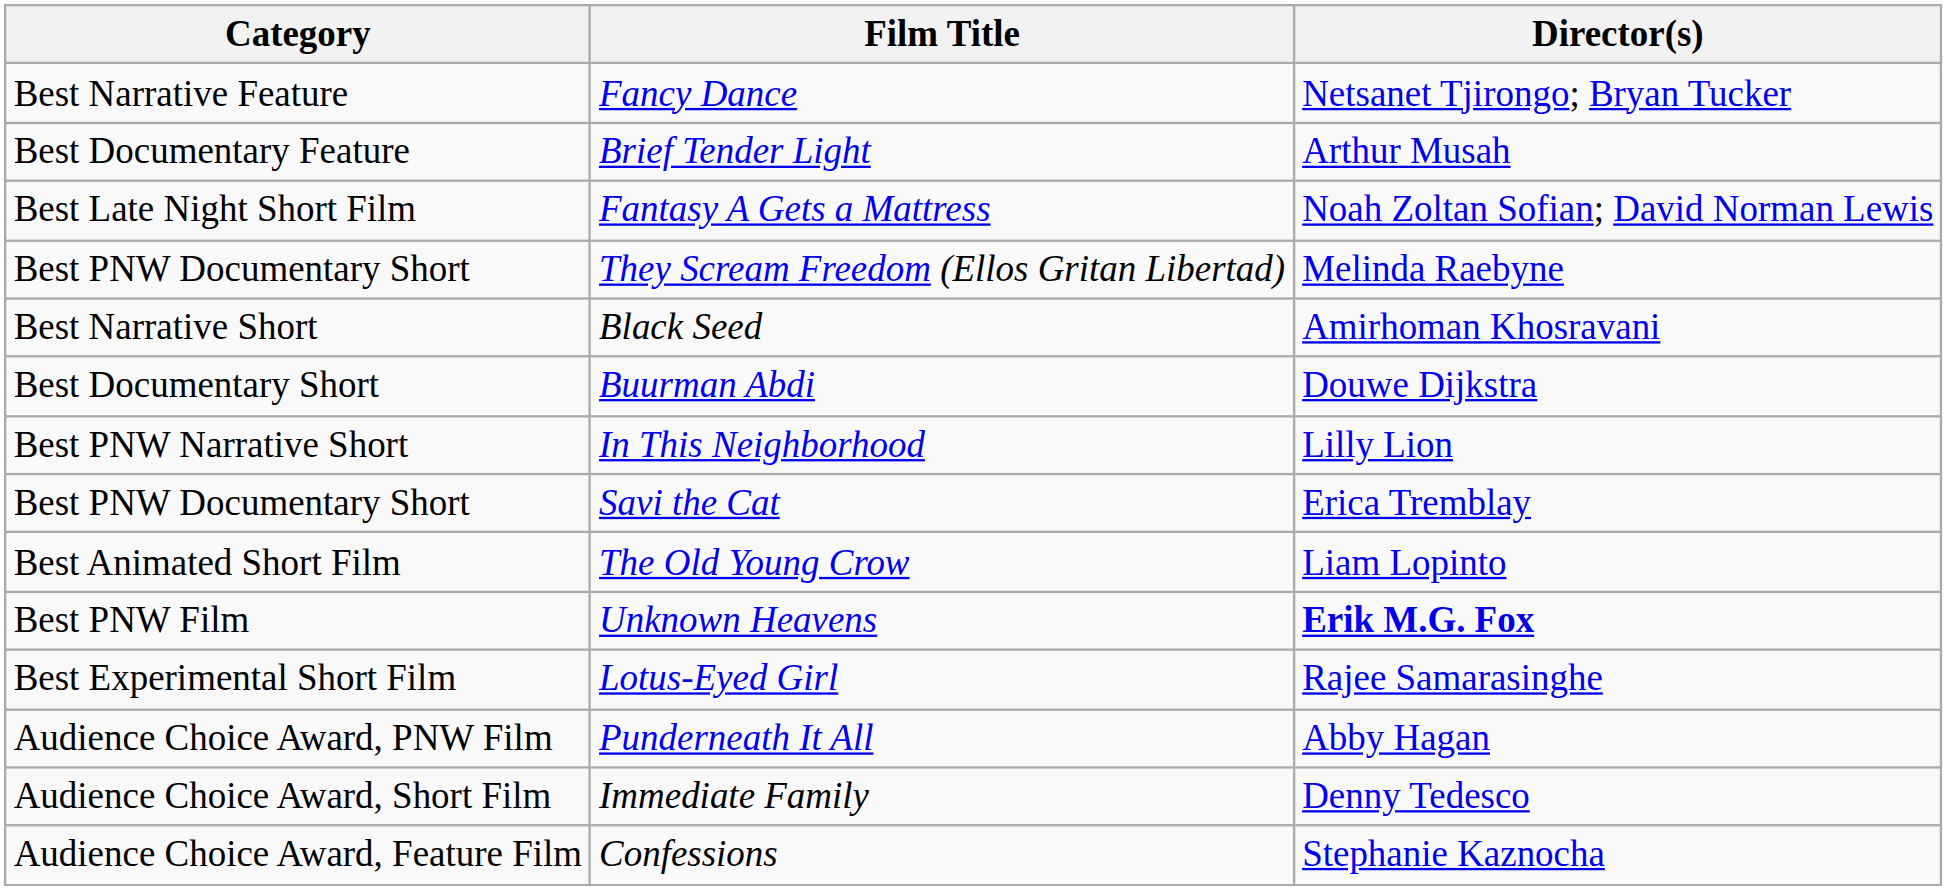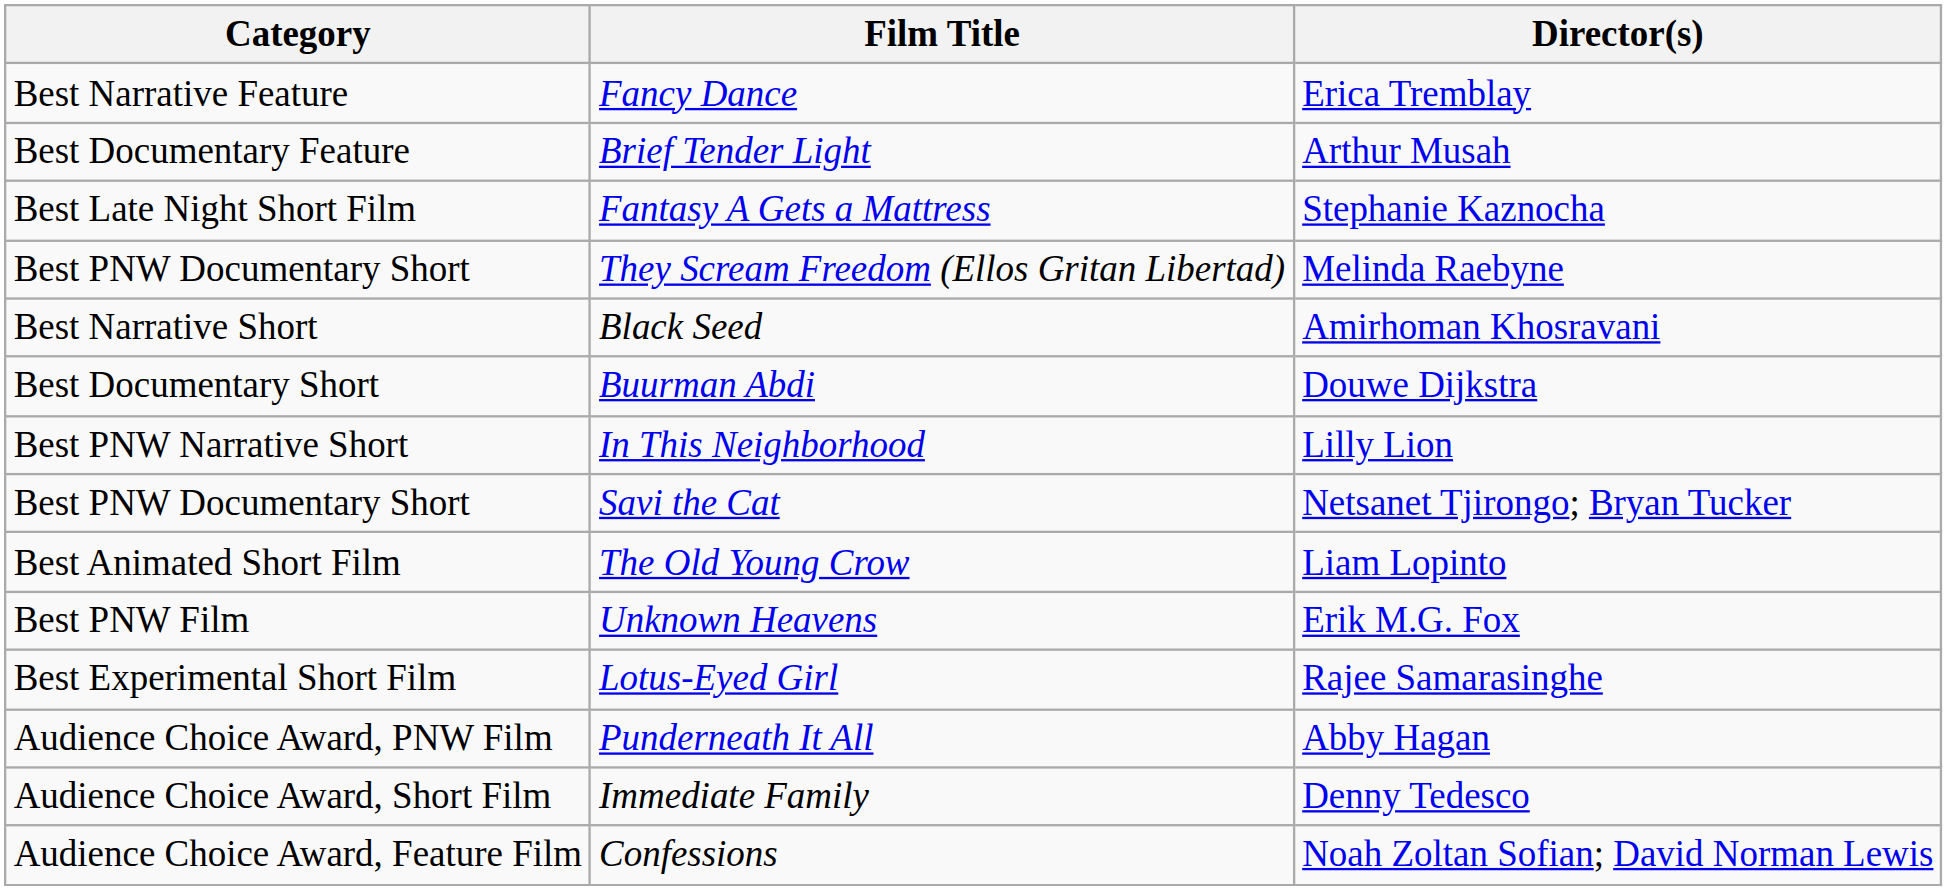(1547, 92) Netsanet Tjirongo; Bryan Tucker -> (1417, 92) Erica Tremblay
(1618, 209) Noah Zoltan Sofian; David Norman Lewis -> (1454, 209) Stephanie Kaznocha
(1417, 502) Erica Tremblay -> (1547, 502) Netsanet Tjirongo; Bryan Tucker
(1418, 619) bold -> (1411, 619) normal
(1454, 854) Stephanie Kaznocha -> (1618, 854) Noah Zoltan Sofian; David Norman Lewis
